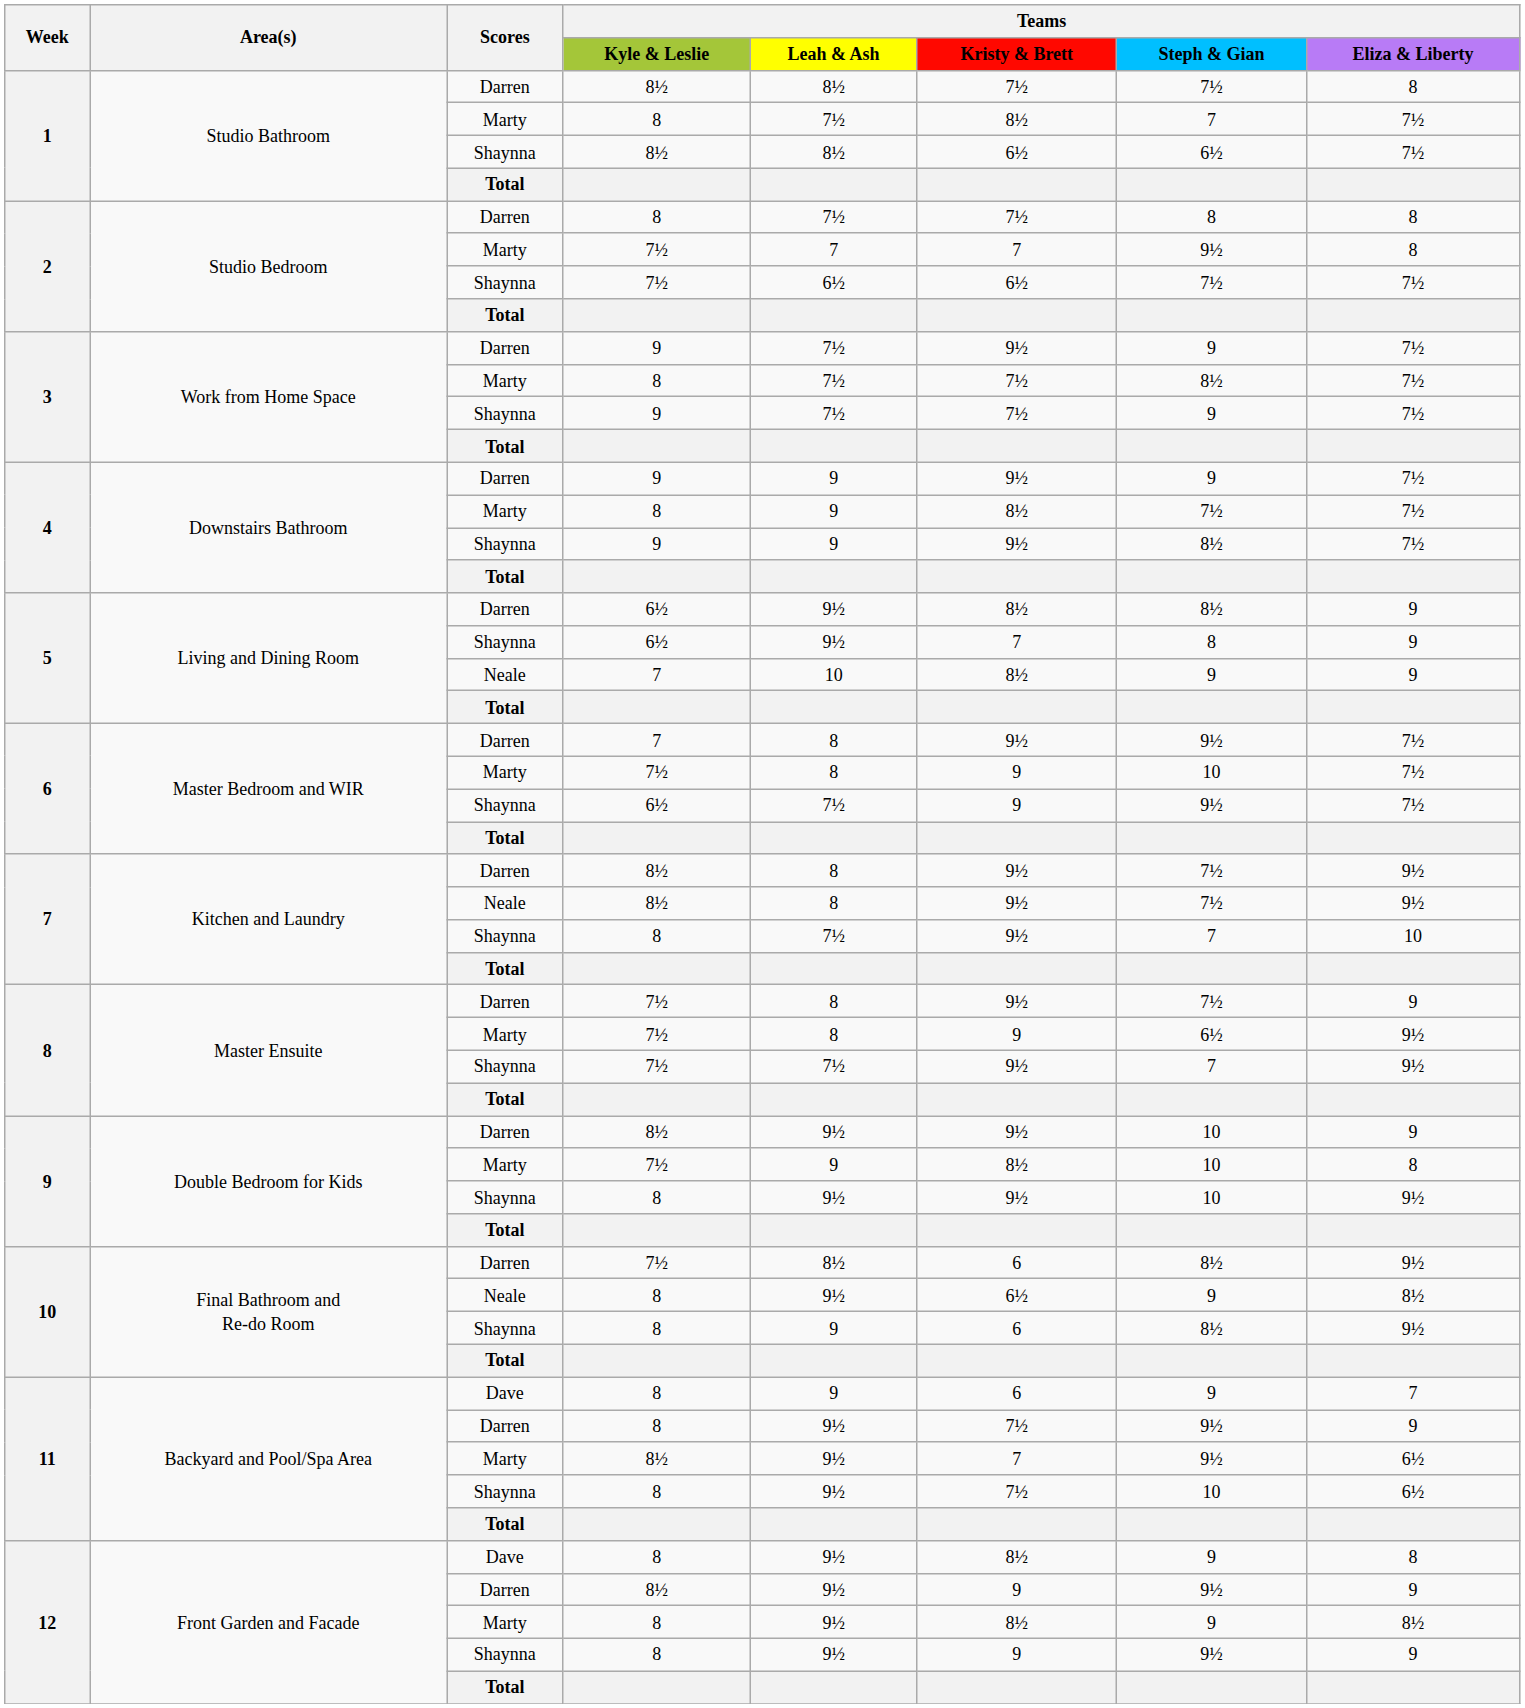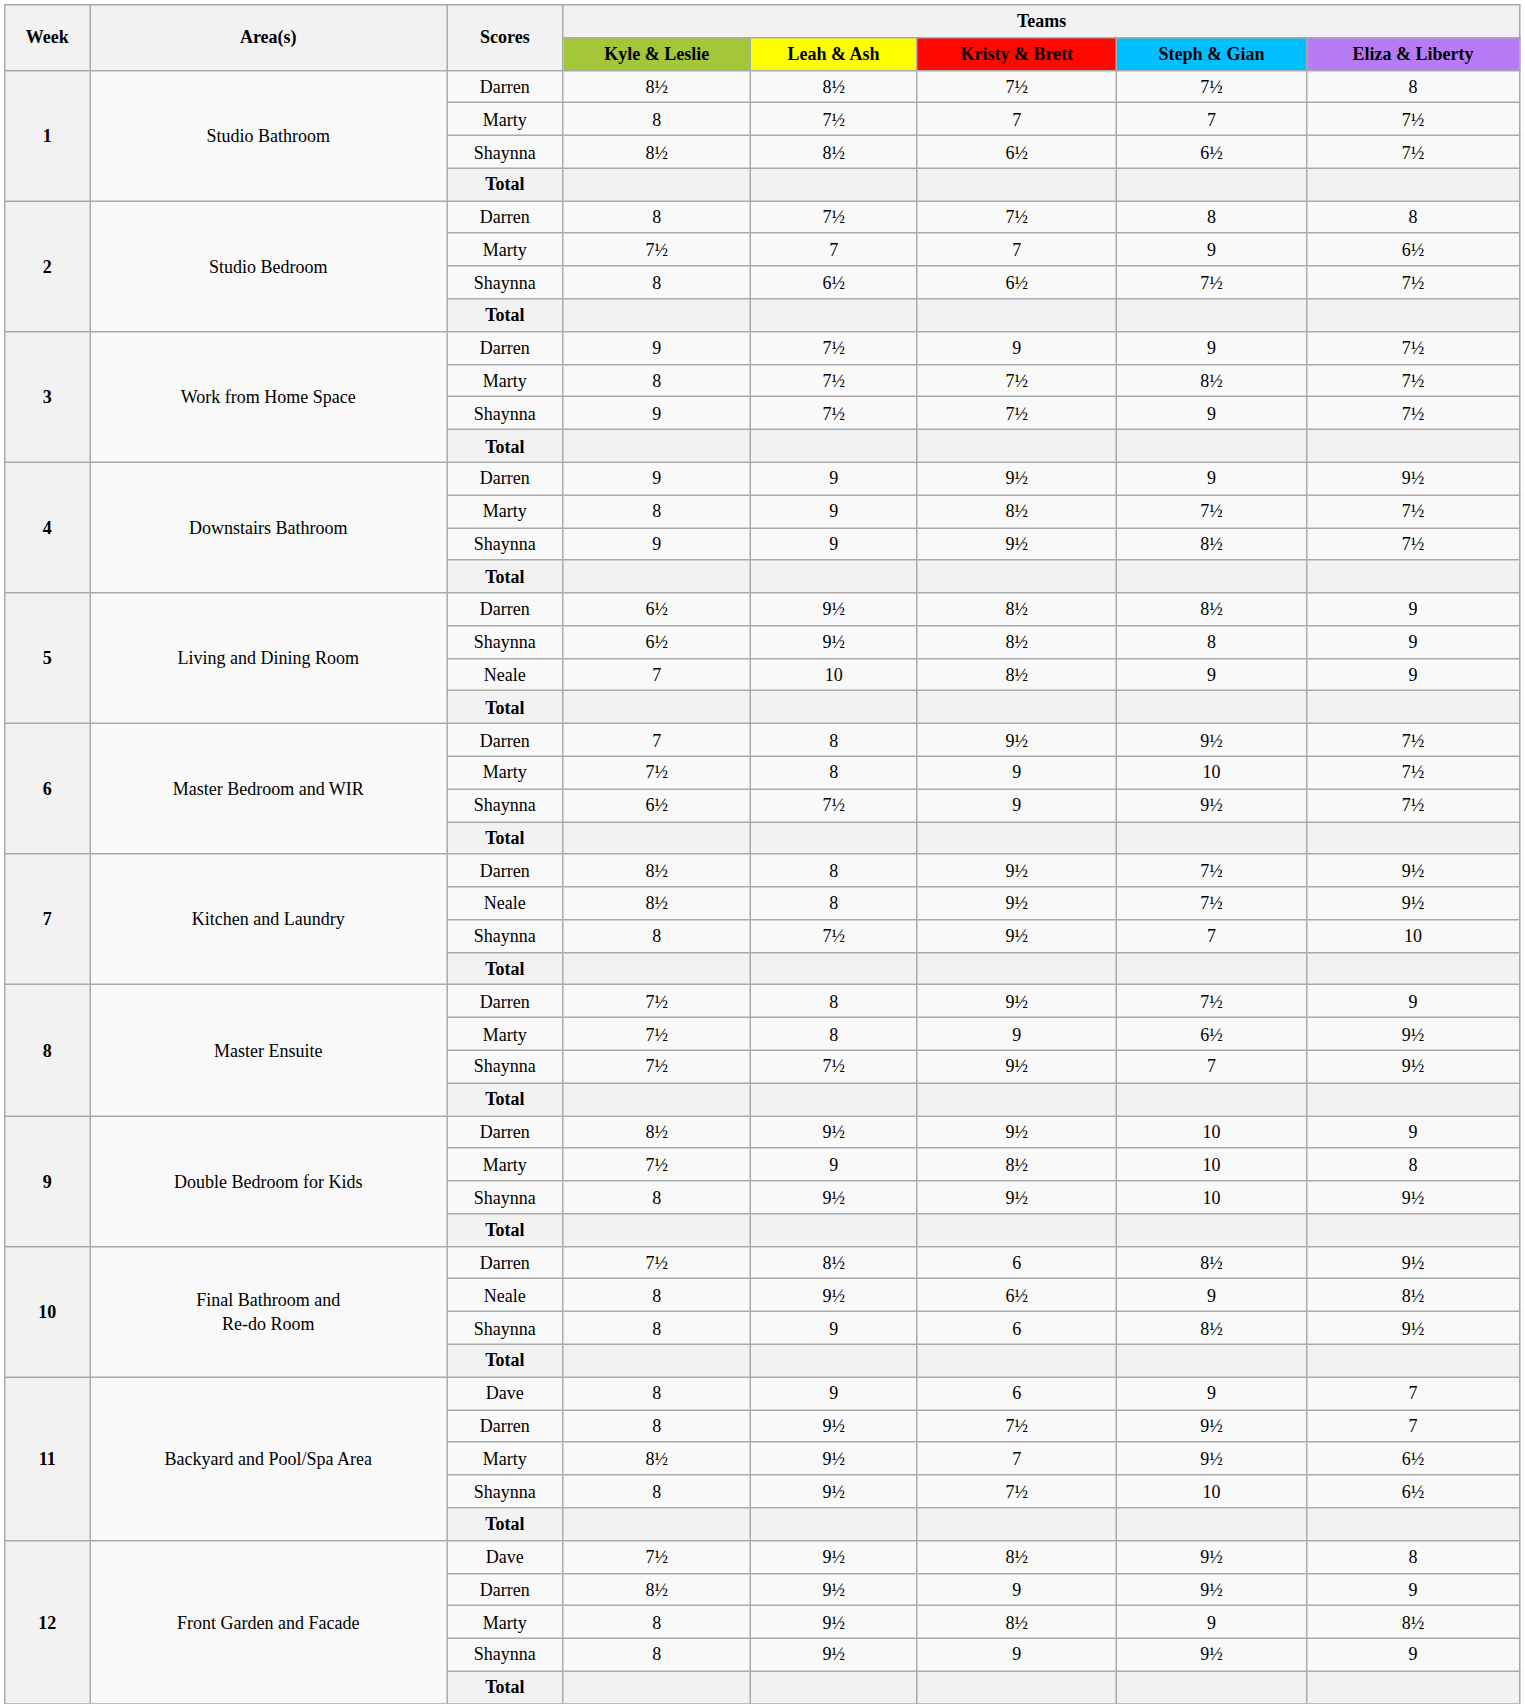(1017, 119) 8½ -> (1017, 119) 7
(1211, 250) 9½ -> (1211, 250) 9
(1413, 250) 8 -> (1413, 250) 6½
(657, 282) 7½ -> (657, 282) 8
(1017, 348) 9½ -> (1017, 348) 9
(1413, 478) 7½ -> (1413, 478) 9½
(1017, 642) 7 -> (1017, 642) 8½
(1413, 1426) 9 -> (1413, 1426) 7
(657, 1557) 8 -> (657, 1557) 7½
(1211, 1557) 9 -> (1211, 1557) 9½
